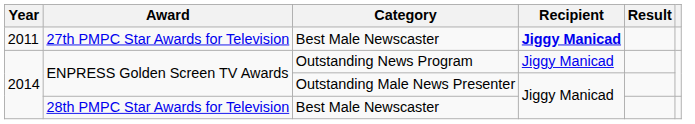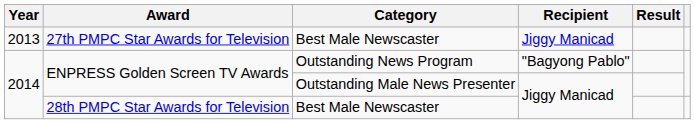(23, 38) 2011 -> (24, 38) 2013
(571, 38) bold -> (568, 38) normal
(568, 61) Jiggy Manicad -> (576, 61) "Bagyong Pablo"
